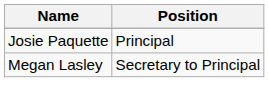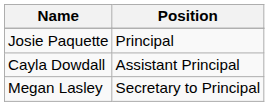+ row: (57, 64)
